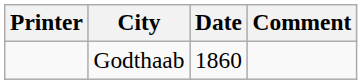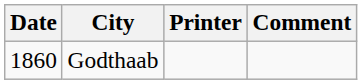columns swapped: (218, 23) <-> (46, 23)
